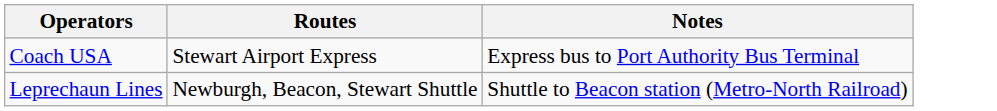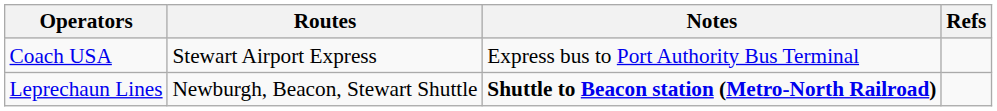+ column: (966, 21)
(697, 88) normal -> (712, 88) bold
